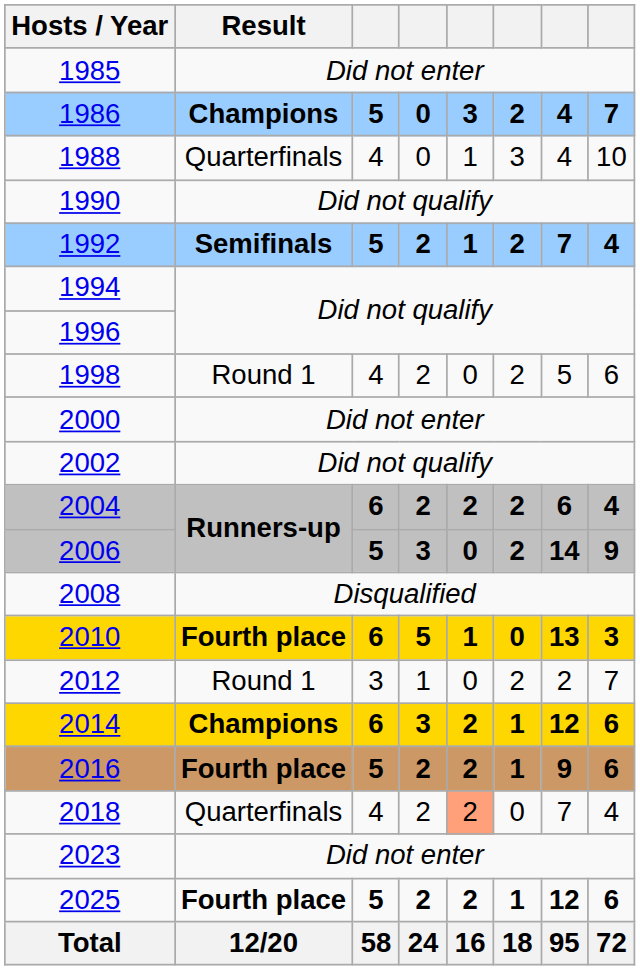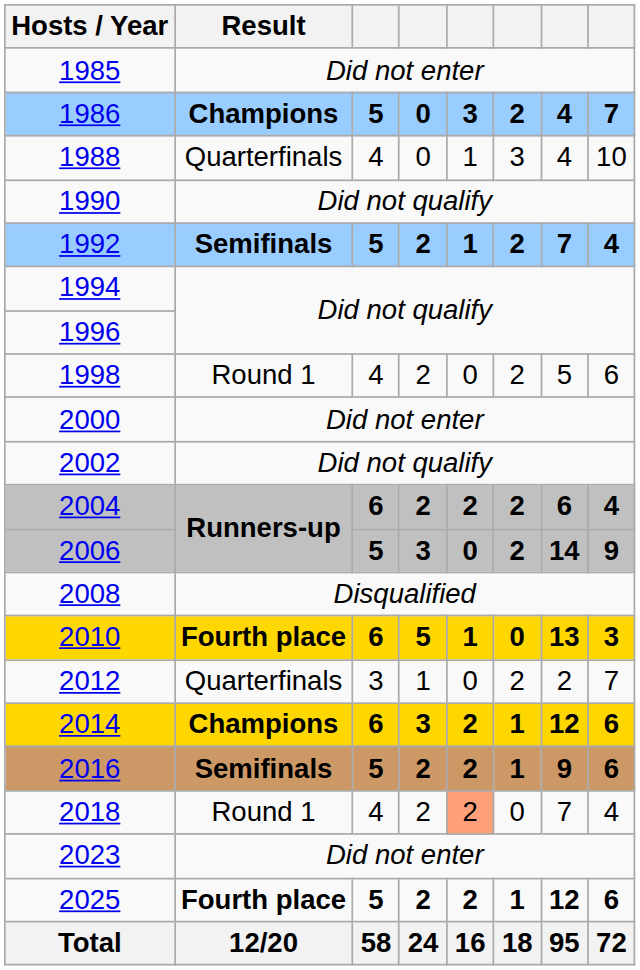(264, 680) Round 1 -> (264, 680) Quarterfinals
(264, 768) Fourth place -> (264, 768) Semifinals
(264, 811) Quarterfinals -> (264, 811) Round 1
